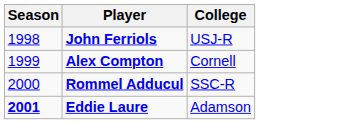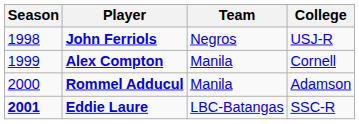+ column: (237, 15)
(213, 84) SSC-R -> (321, 84) Adamson
(221, 107) Adamson -> (313, 107) SSC-R
